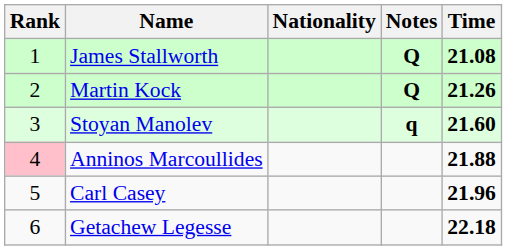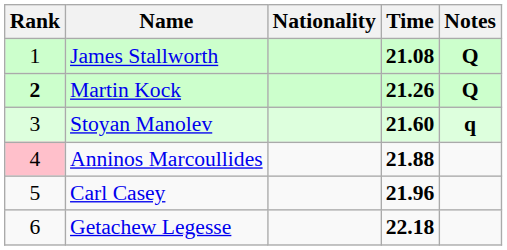columns swapped: (472, 21) <-> (412, 21)
(35, 90) normal -> (35, 90) bold
